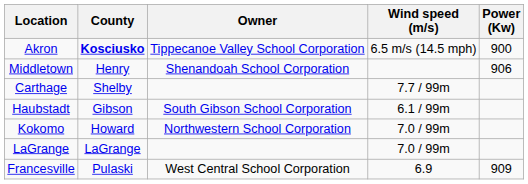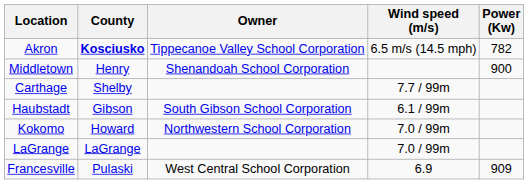(501, 48) 900 -> (501, 48) 782
(501, 68) 906 -> (501, 68) 900
